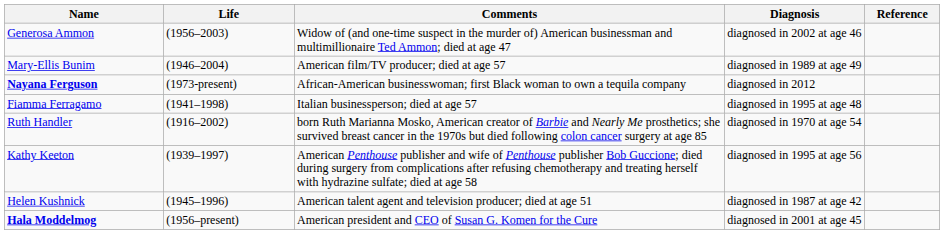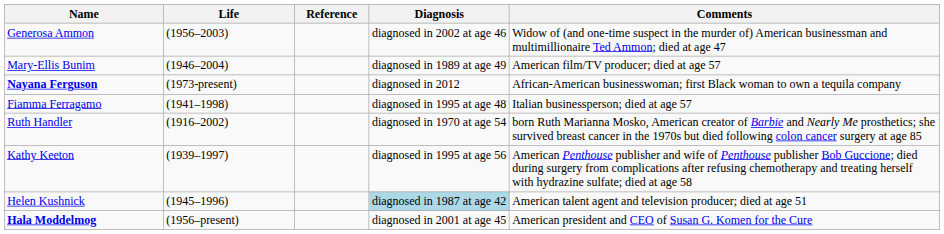columns swapped: (509, 14) <-> (902, 14)
(794, 201) no background -> (439, 201) lightblue background
